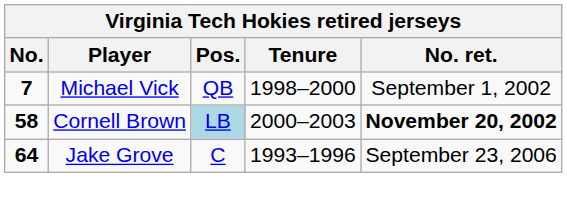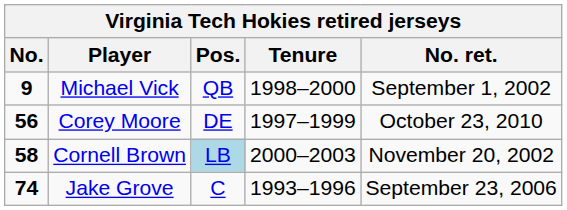(27, 88) 7 -> (27, 88) 9
+ row: (120, 121)
(461, 121) bold -> (461, 155) normal
(27, 155) 64 -> (27, 188) 74
